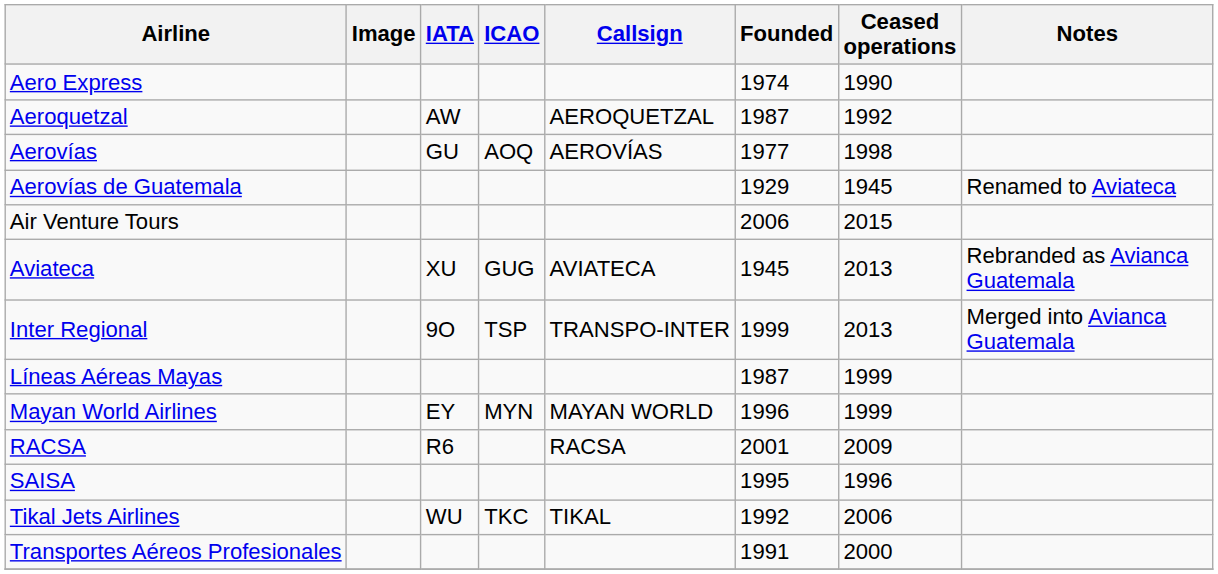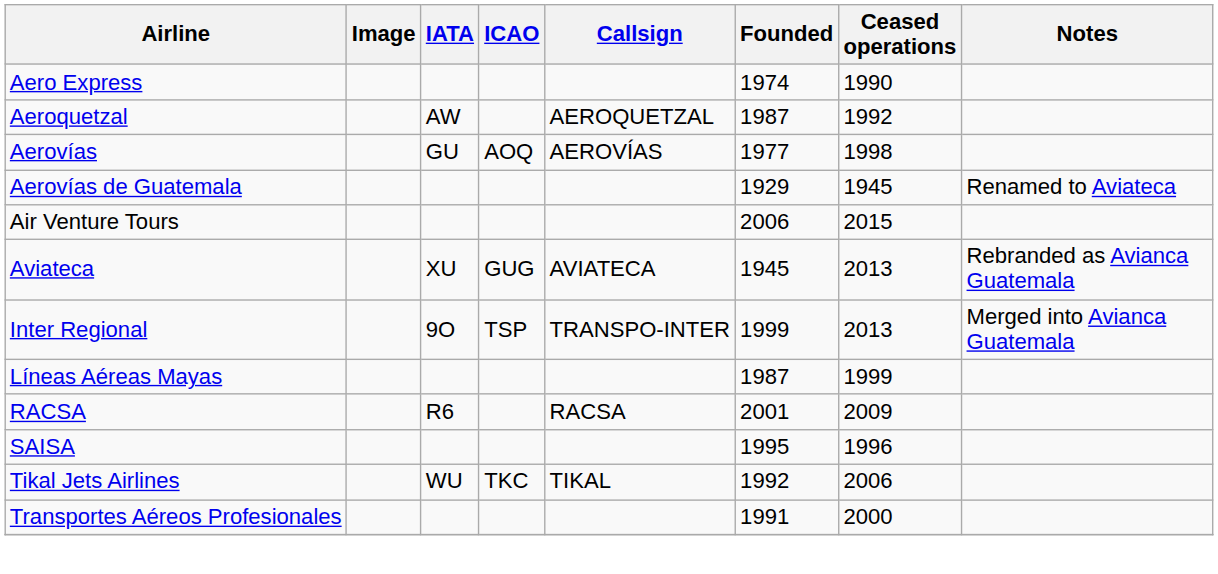- row: (113, 411)
